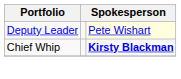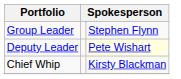+ row: (40, 30)
(131, 47) bold -> (127, 64) normal
